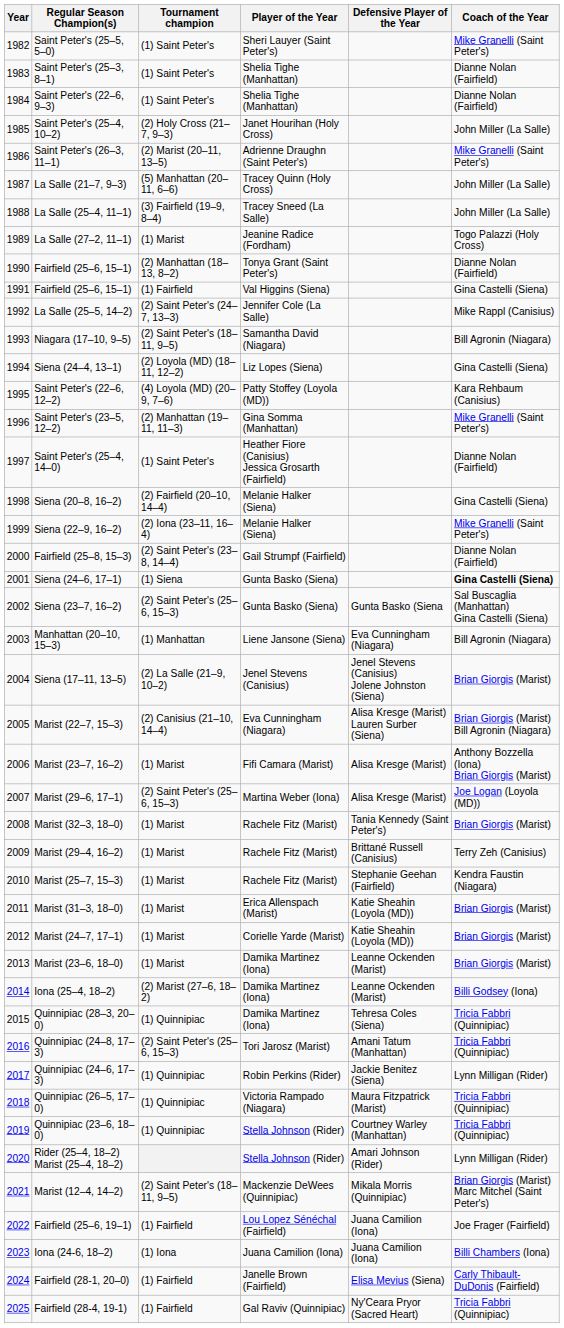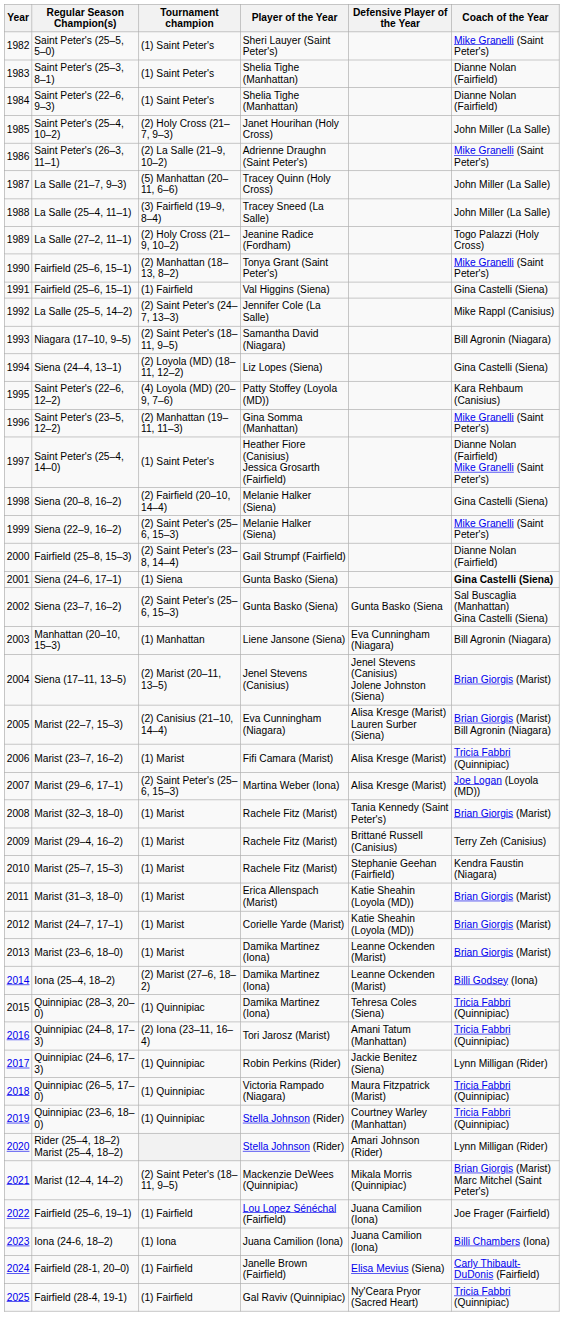(181, 157) (2) Marist (20–11, 13–5) -> (183, 157) (2) La Salle (21–9, 10–2)
(163, 240) (1) Marist -> (185, 240) (2) Holy Cross (21–9, 10–2)
(485, 268) Dianne Nolan (Fairfield) -> (499, 268) Mike Granelli (Saint Peter's)
(485, 462) Dianne Nolan (Fairfield) -> (499, 462) Dianne Nolan (Fairfield) Mike Granelli (Saint Peter's)
(187, 529) (2) Iona (23–11, 16–4) -> (189, 529) (2) Saint Peter's (25–6, 15–3)
(183, 679) (2) La Salle (21–9, 10–2) -> (181, 679) (2) Marist (20–11, 13–5)
(502, 764) Anthony Bozzella (Iona) Brian Giorgis (Marist) -> (482, 758) Tricia Fabbri (Quinnipiac)
(189, 1047) (2) Saint Peter's (25–6, 15–3) -> (187, 1036) (2) Iona (23–11, 16–4)
